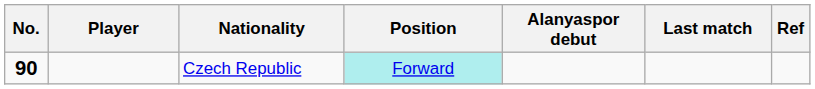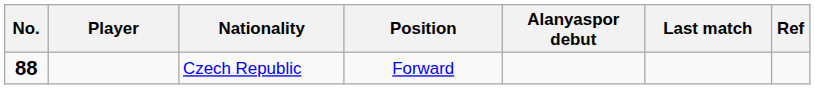(26, 67) 90 -> (26, 67) 88
(423, 68) paleturquoise background -> (423, 68) no background
